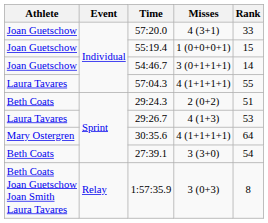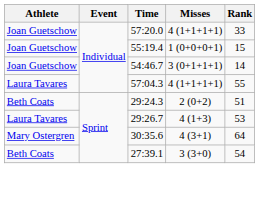(203, 31) 4 (3+1) -> (195, 31) 4 (1+1+1+1)
(203, 136) 4 (1+1+1+1) -> (195, 136) 4 (3+1)
- row: (151, 190)
